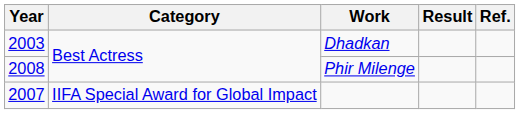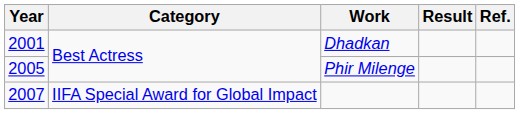(26, 43) 2003 -> (26, 43) 2001
(26, 69) 2008 -> (26, 69) 2005
